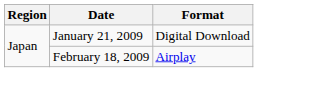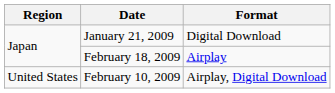+ row: (132, 77)
